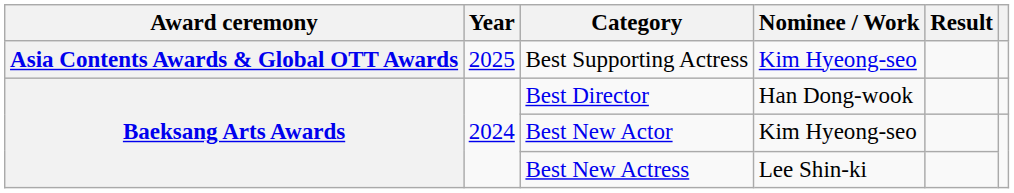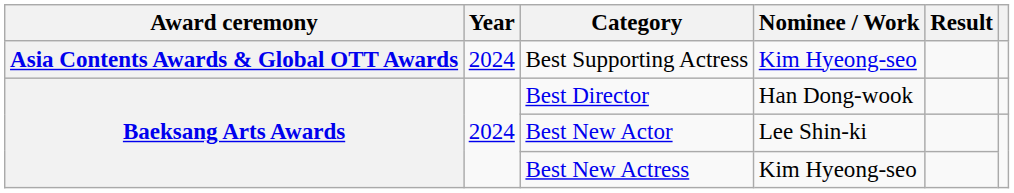(492, 59) 2025 -> (492, 59) 2024
(838, 132) Kim Hyeong-seo -> (813, 132) Lee Shin-ki
(813, 168) Lee Shin-ki -> (838, 168) Kim Hyeong-seo
